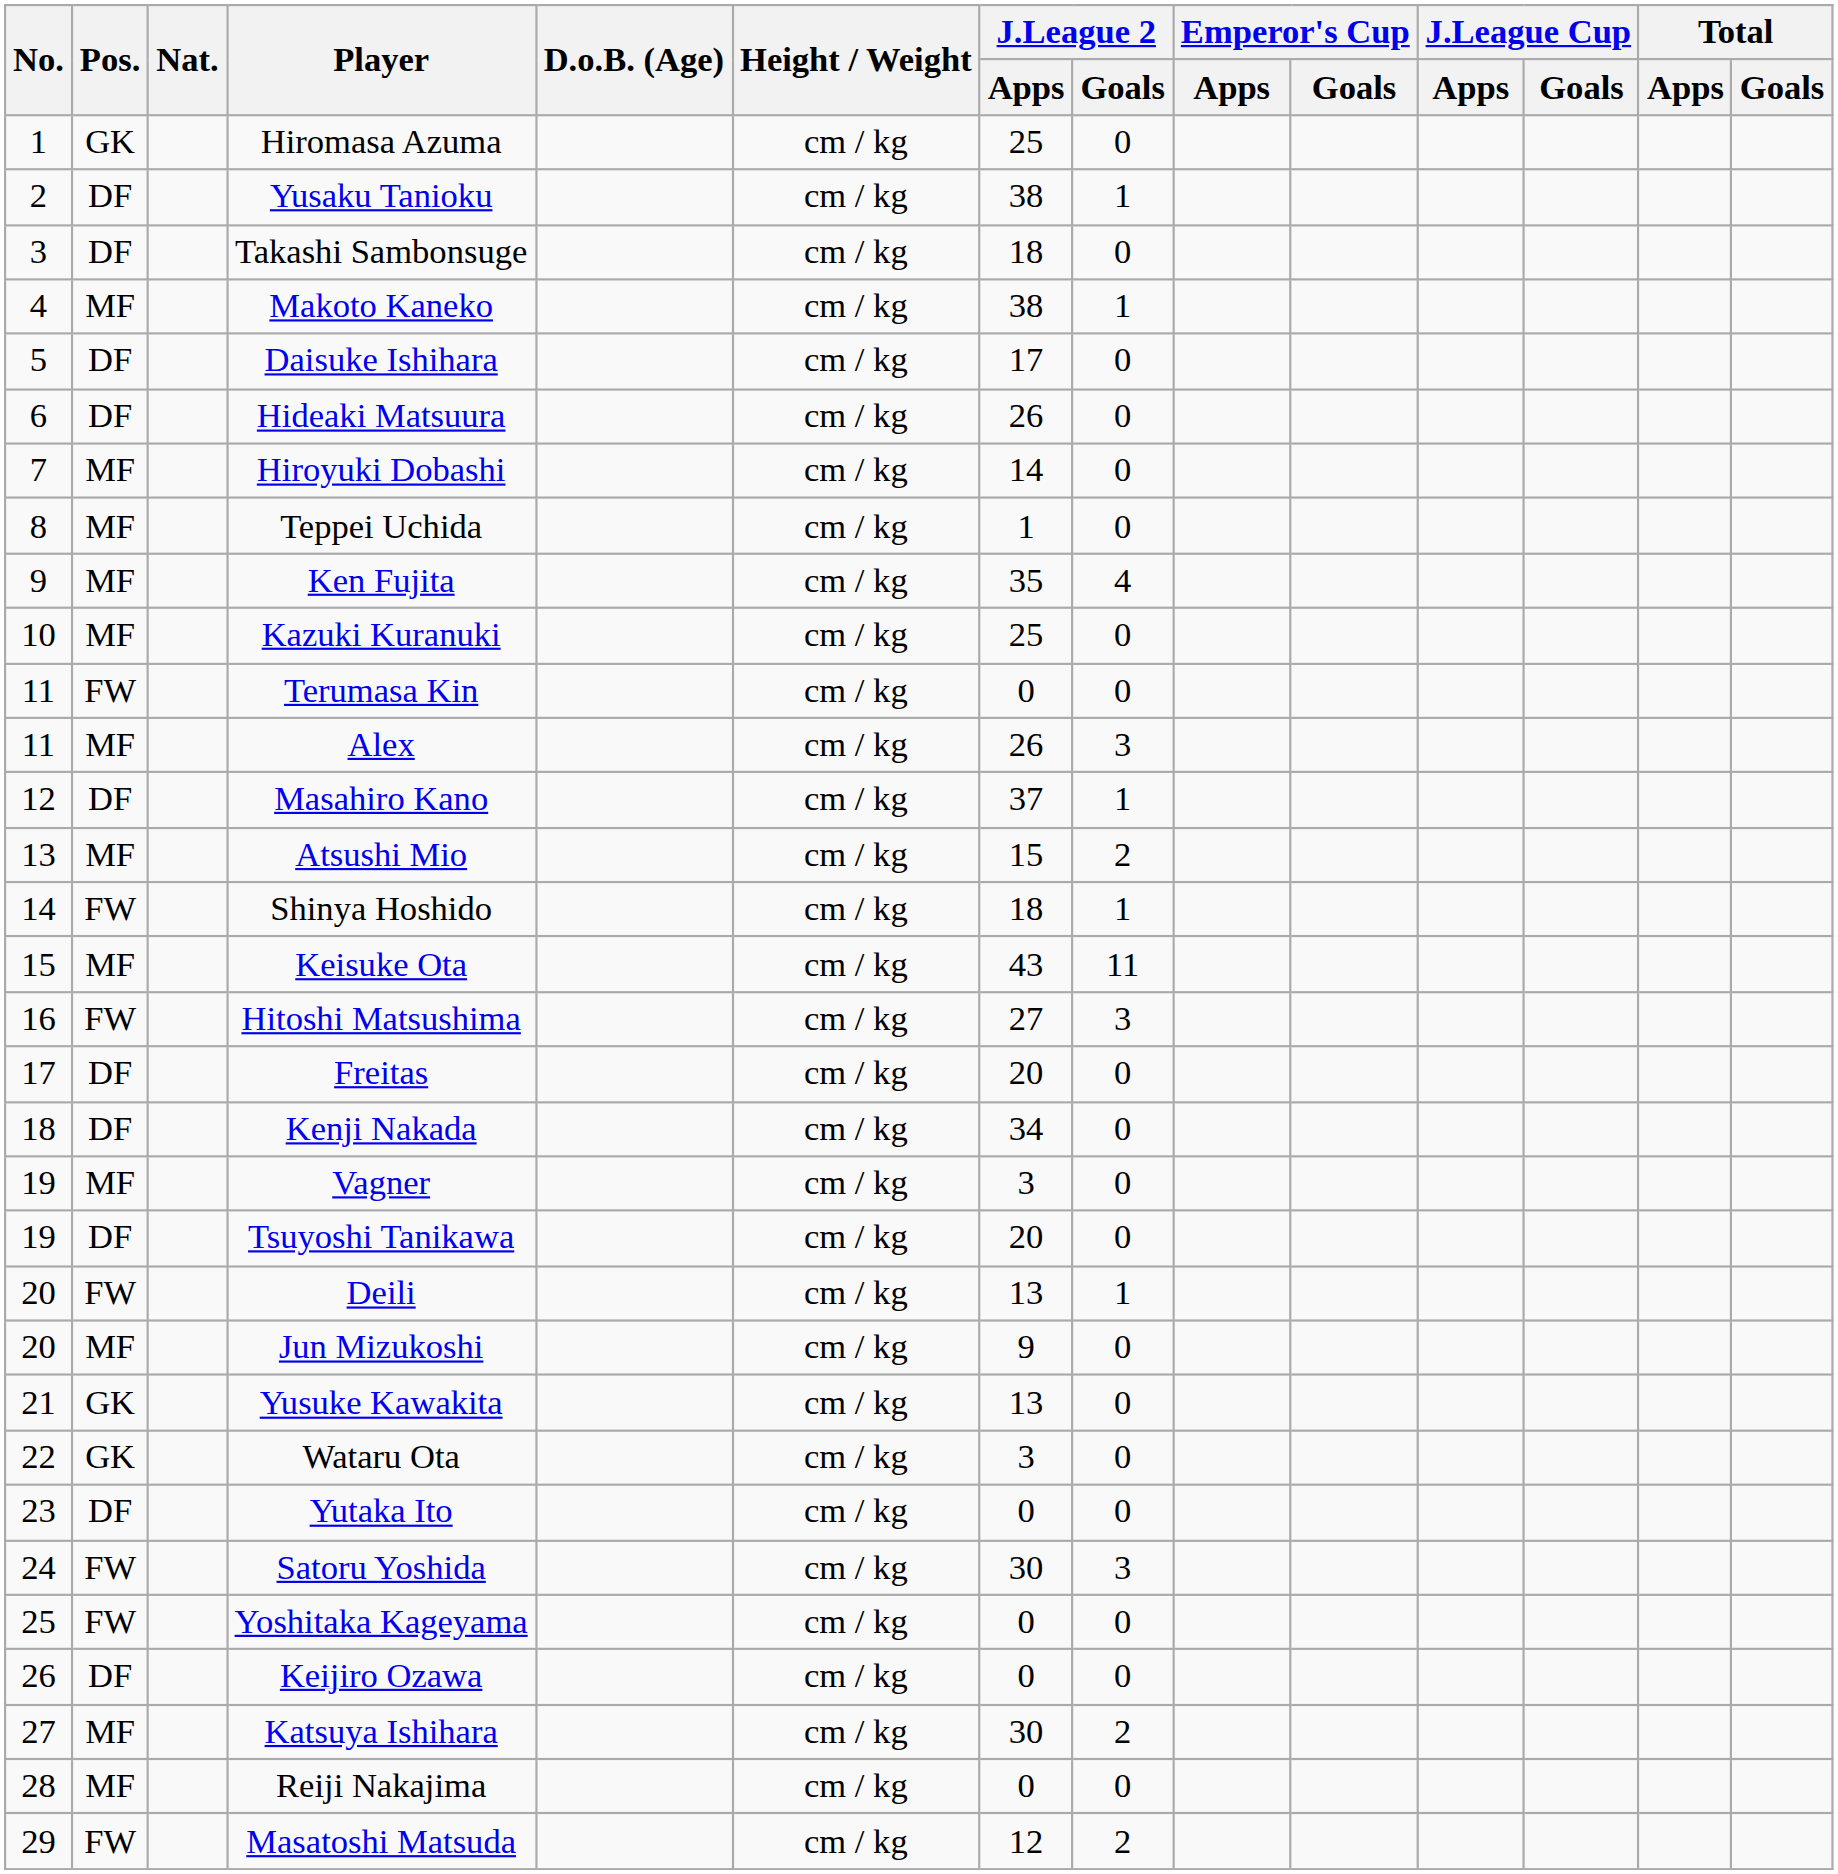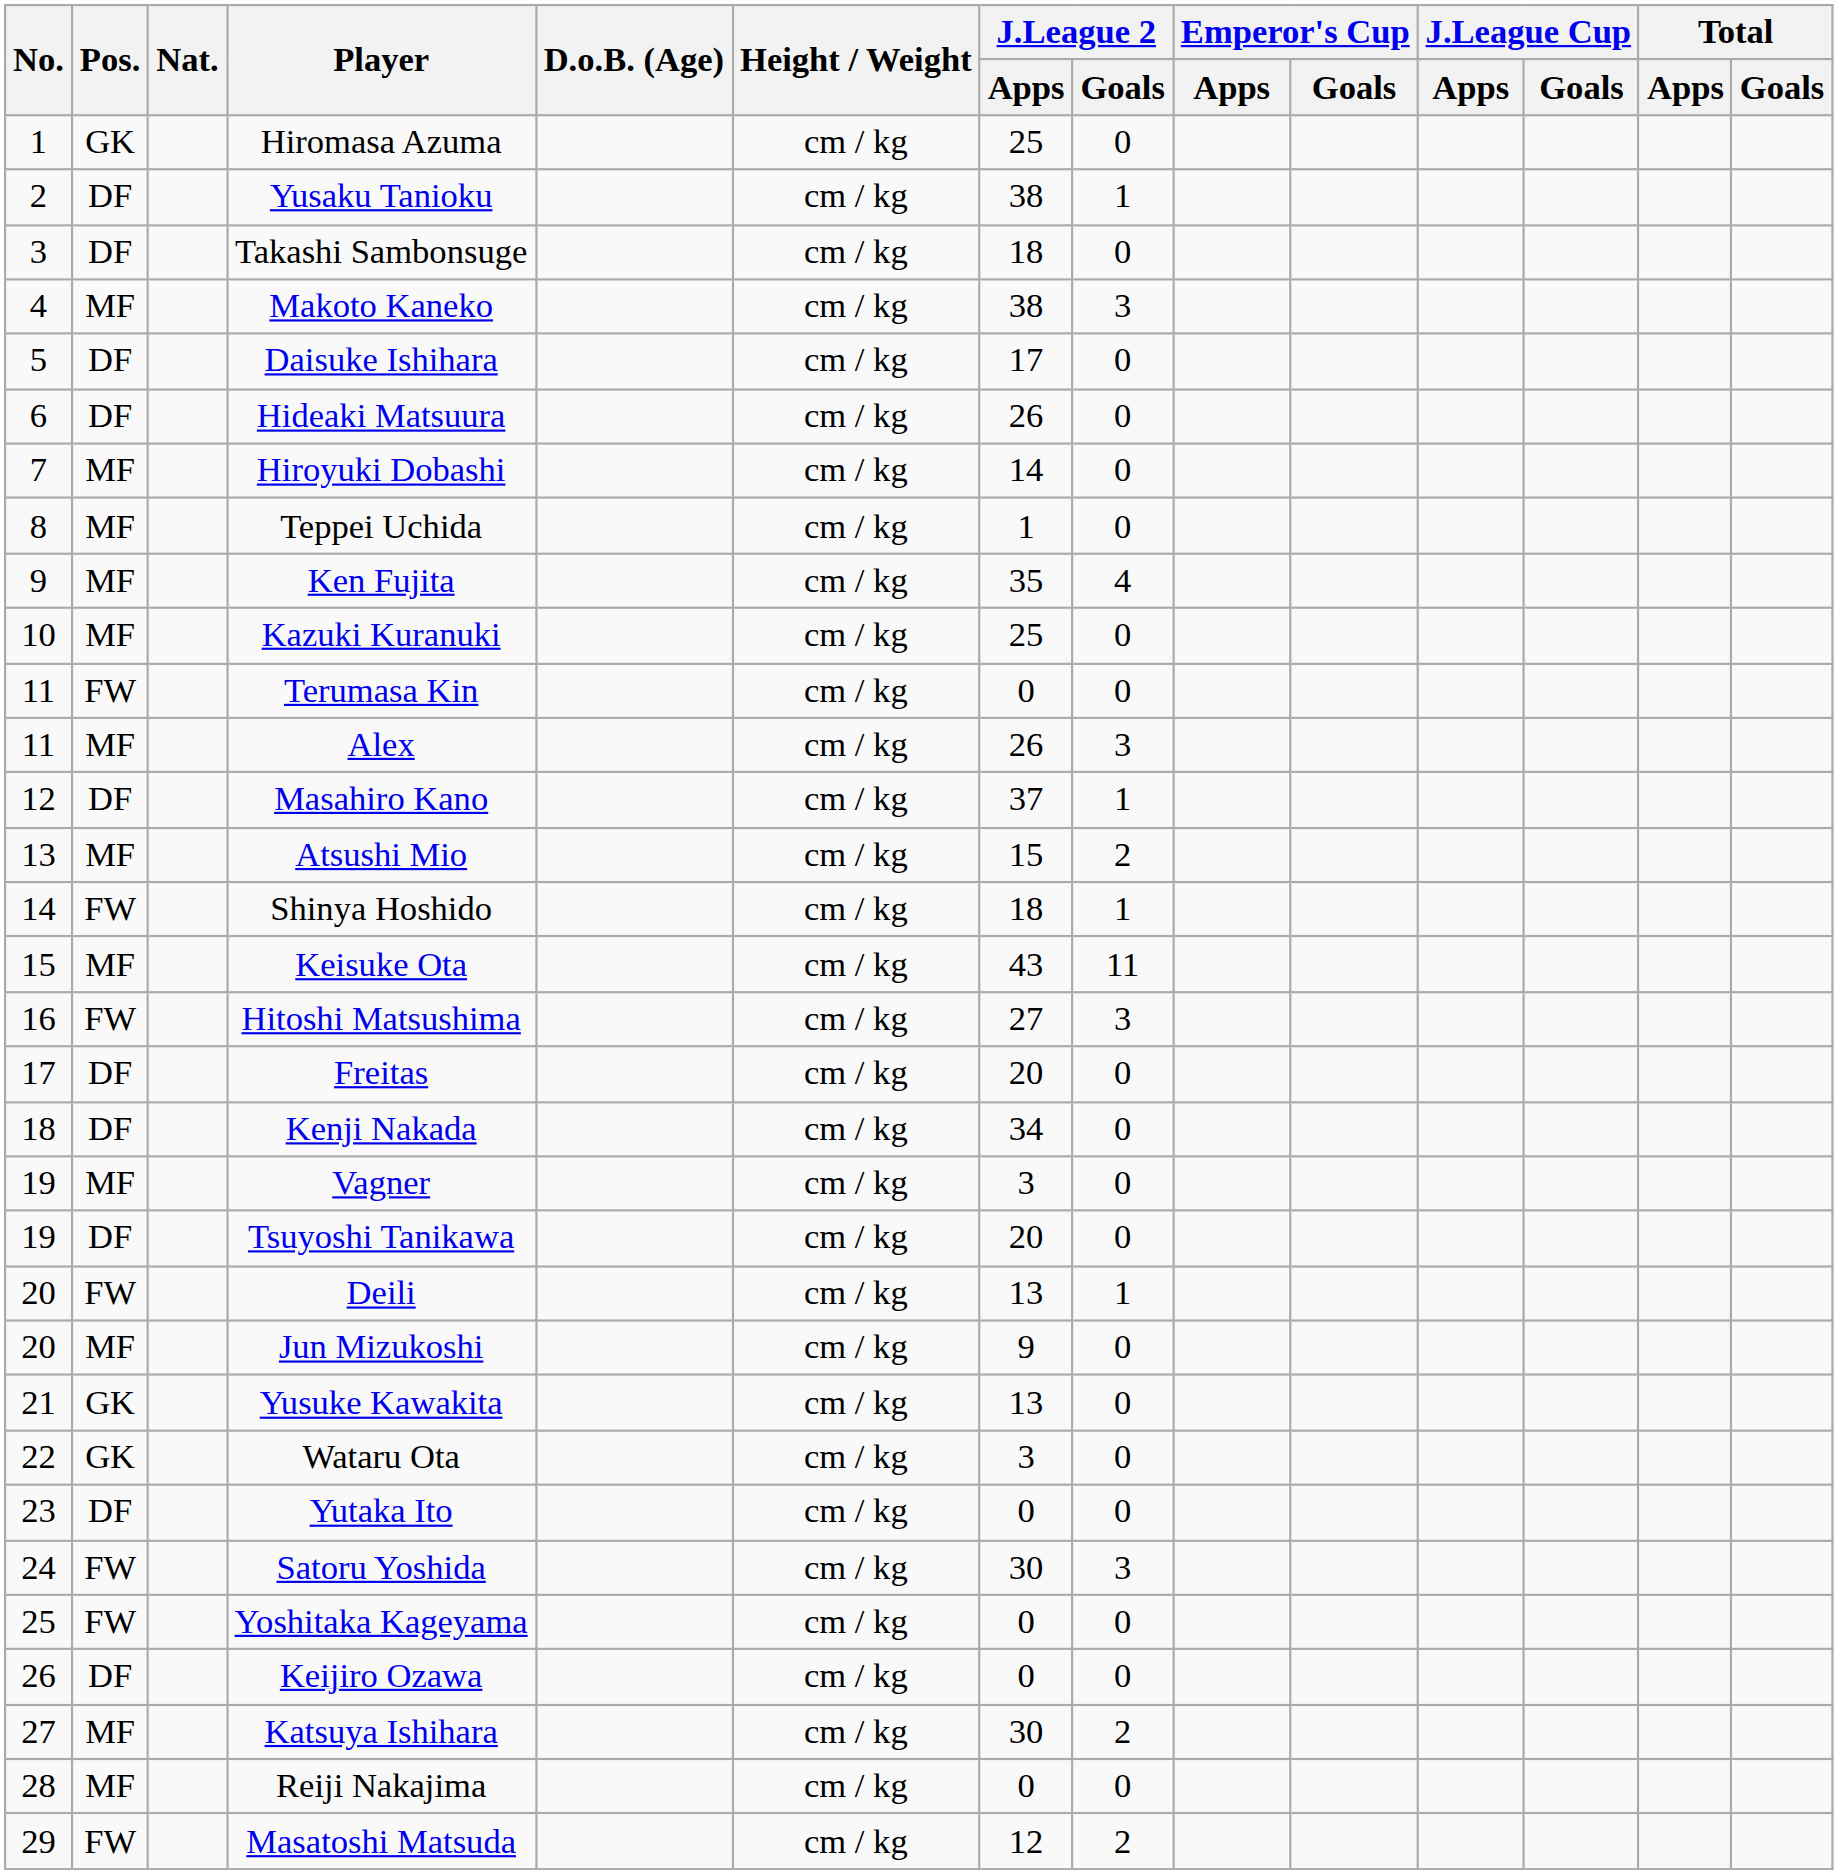(1123, 305) 1 -> (1123, 305) 3
